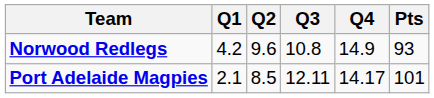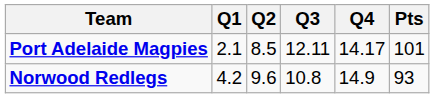rows swapped: (109, 78) <-> (88, 48)
